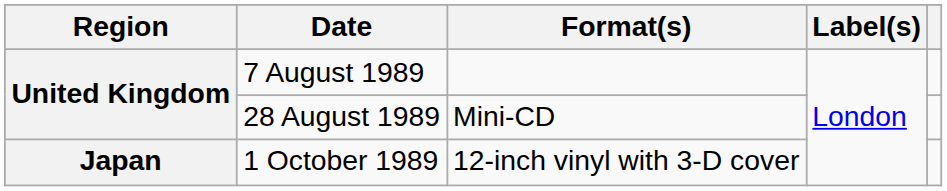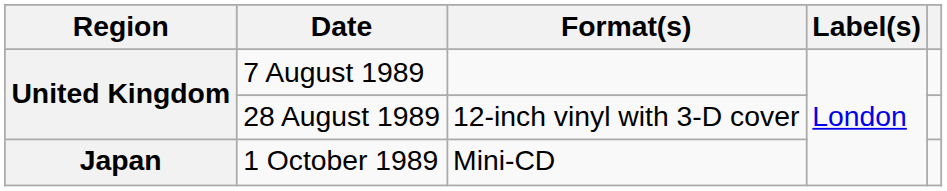(504, 116) Mini-CD -> (626, 116) 12-inch vinyl with 3-D cover
(626, 161) 12-inch vinyl with 3-D cover -> (504, 161) Mini-CD
